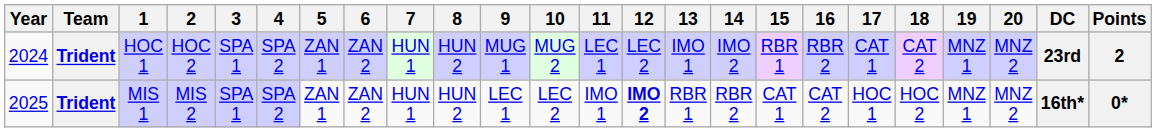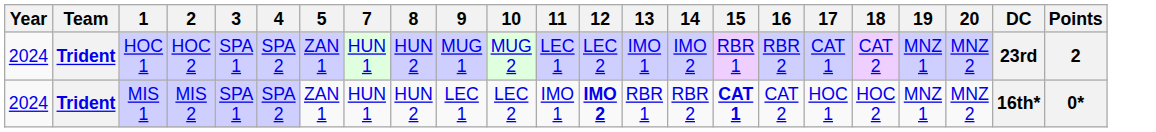- column: (365, 18)
(28, 103) 2025 -> (28, 103) 2024
(779, 103) normal -> (736, 103) bold
